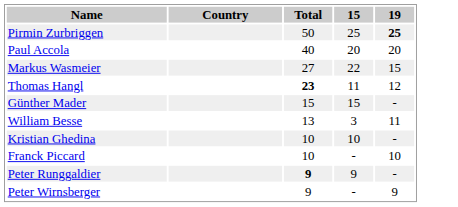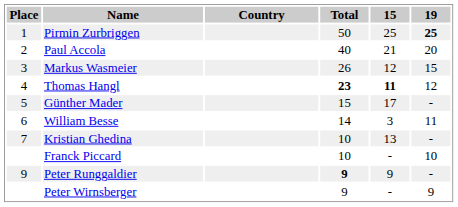+ column: (24, 15)
(354, 50) 20 -> (390, 50) 21
(308, 68) 27 -> (344, 68) 26
(354, 68) 22 -> (390, 68) 12
(354, 85) normal -> (390, 85) bold
(354, 103) 15 -> (390, 103) 17
(308, 121) 13 -> (344, 121) 14
(354, 138) 10 -> (390, 138) 13
